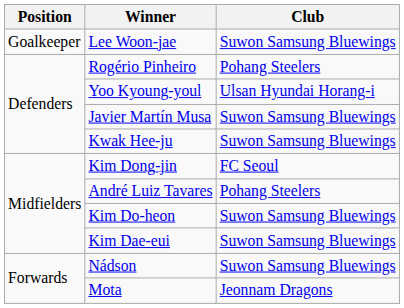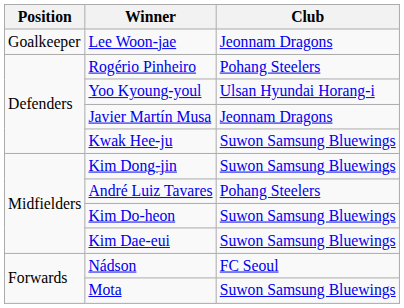(308, 41) Suwon Samsung Bluewings -> (276, 41) Jeonnam Dragons
(308, 116) Suwon Samsung Bluewings -> (276, 116) Jeonnam Dragons
(249, 166) FC Seoul -> (308, 166) Suwon Samsung Bluewings
(308, 265) Suwon Samsung Bluewings -> (249, 265) FC Seoul
(276, 290) Jeonnam Dragons -> (308, 290) Suwon Samsung Bluewings
